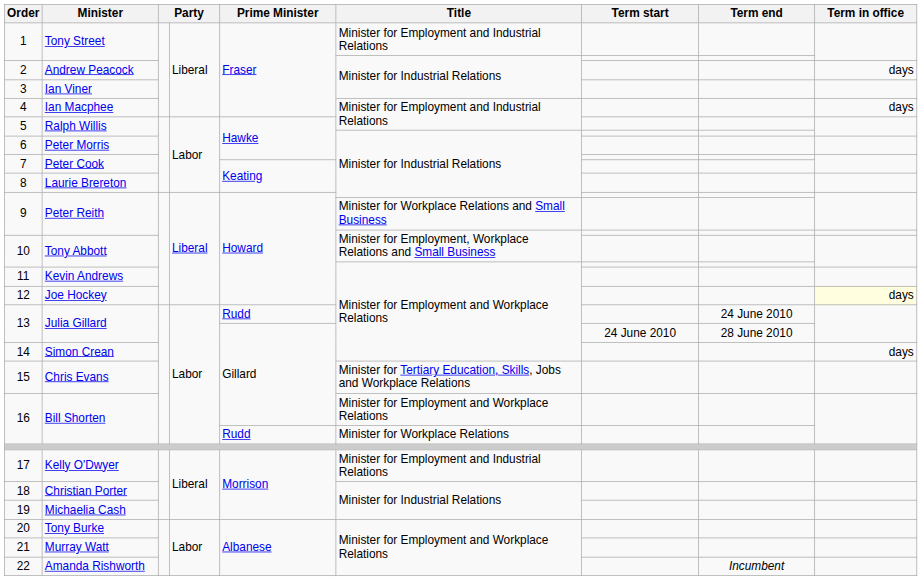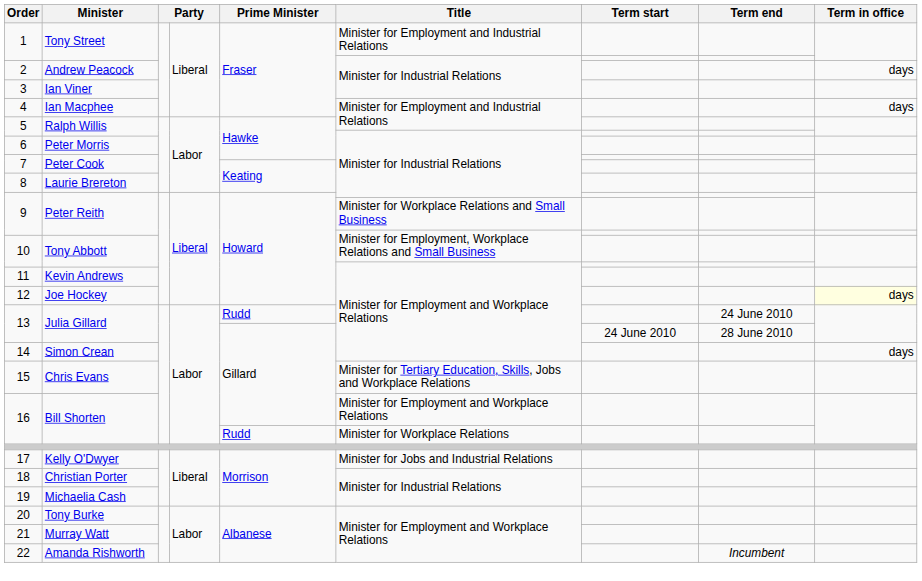(440, 465) Minister for Employment and Industrial Relations -> (446, 459) Minister for Jobs and Industrial Relations
